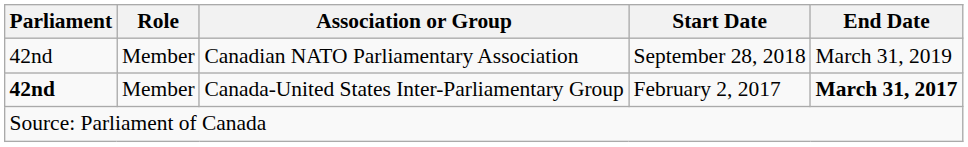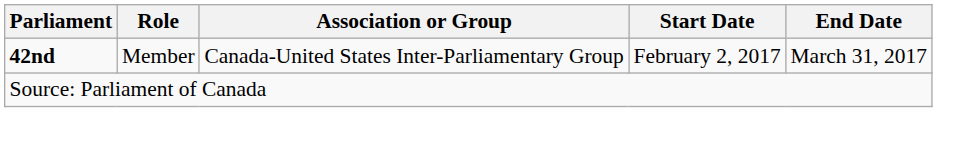- row: (391, 55)
(887, 89) bold -> (859, 55) normal
